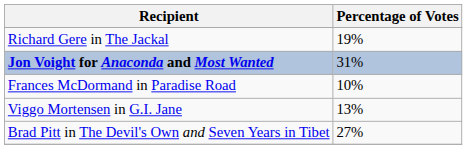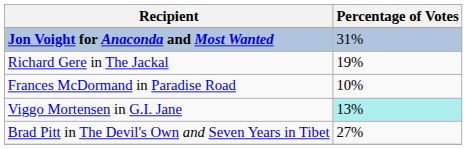rows swapped: (141, 62) <-> (88, 39)
(350, 109) no background -> (350, 109) paleturquoise background
